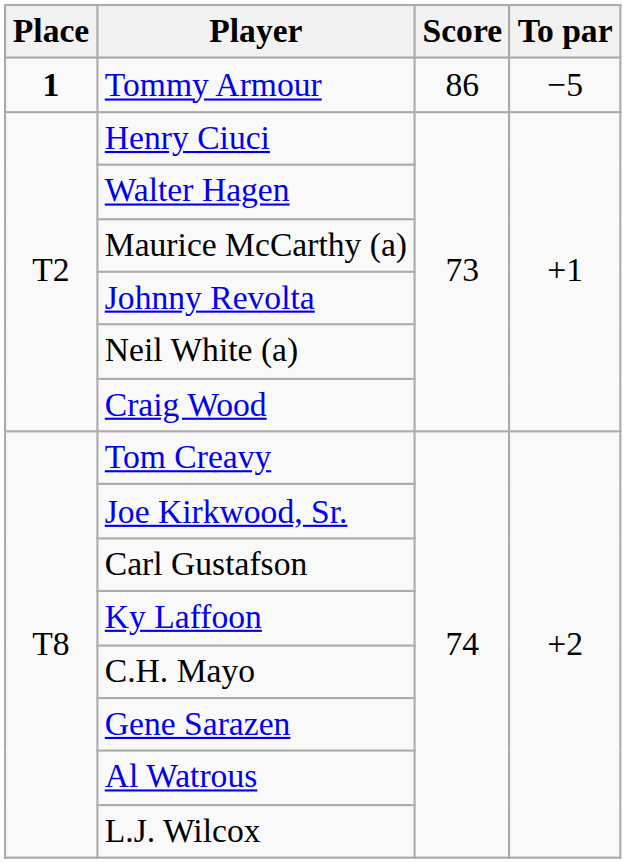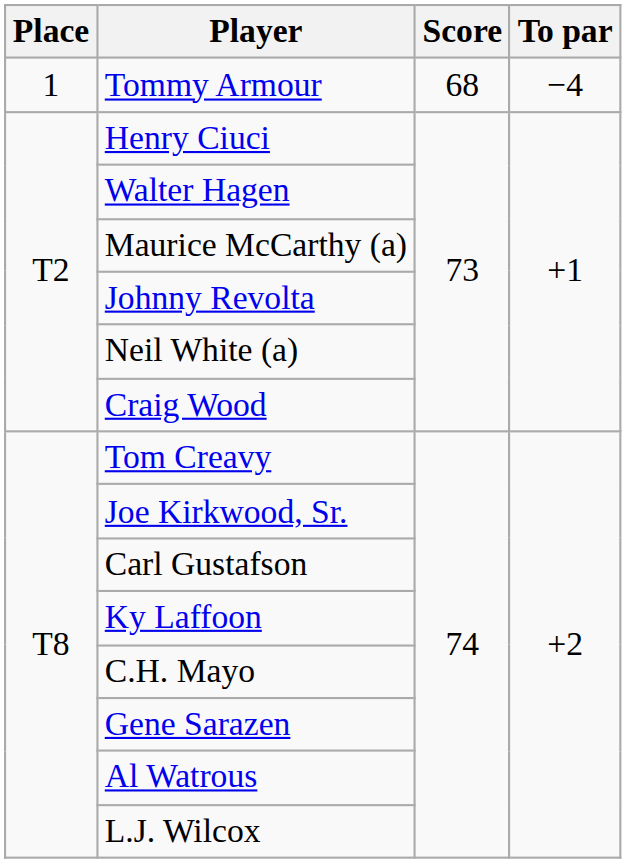(51, 84) bold -> (51, 84) normal
(462, 84) 86 -> (462, 84) 68
(565, 84) −5 -> (565, 84) −4
